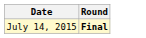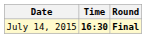+ column: (94, 12)
